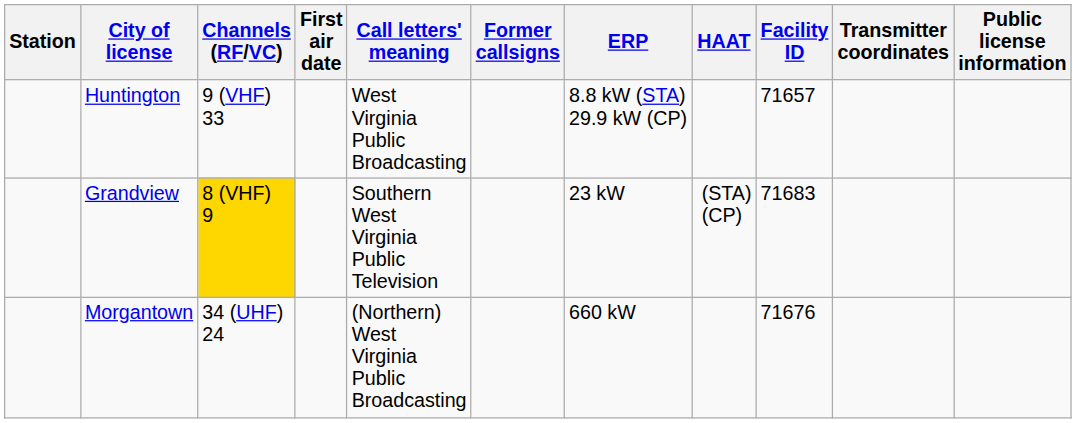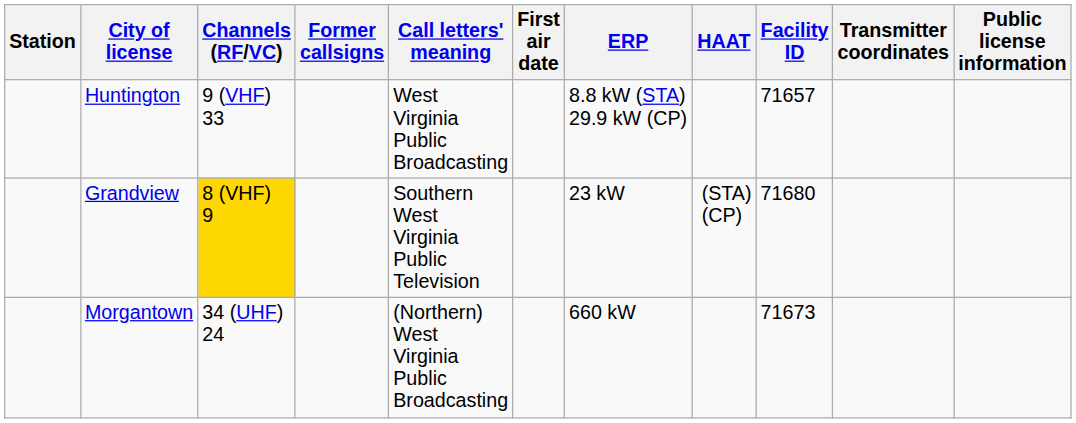columns swapped: (321, 42) <-> (518, 42)
(788, 193) 71683 -> (788, 193) 71680
(788, 312) 71676 -> (788, 312) 71673
